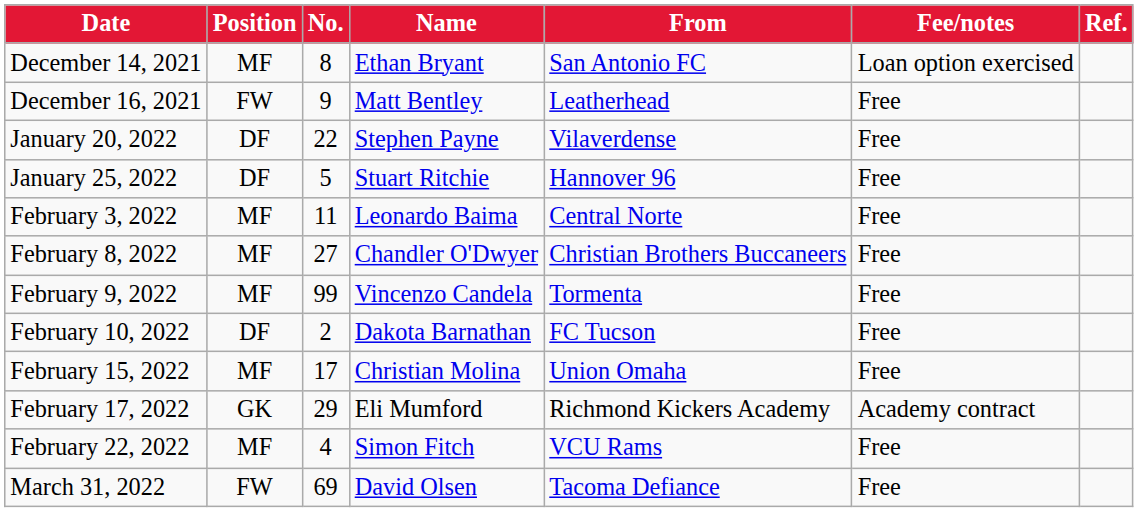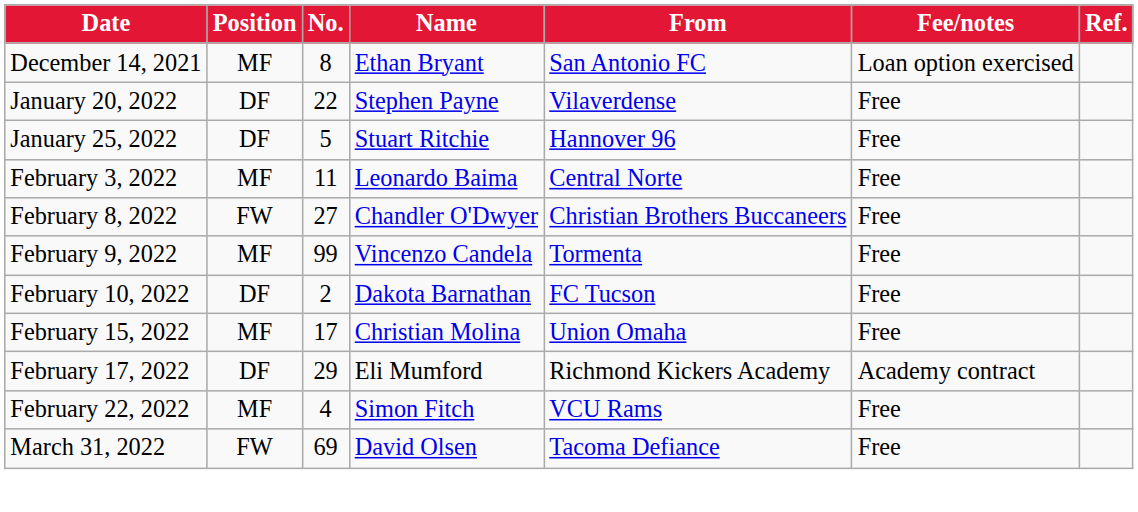- row: (106, 100)
(255, 255) MF -> (255, 216) FW
(255, 409) GK -> (255, 370) DF
